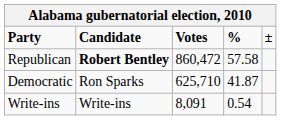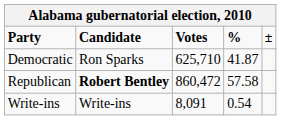rows swapped: (39, 59) <-> (40, 81)
